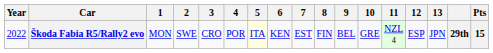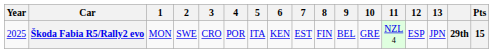(16, 34) 2022 -> (16, 34) 2025
(258, 34) lightyellow background -> (258, 34) no background
